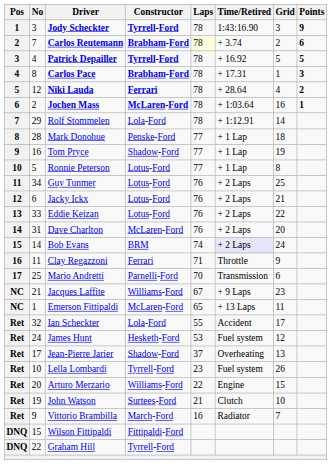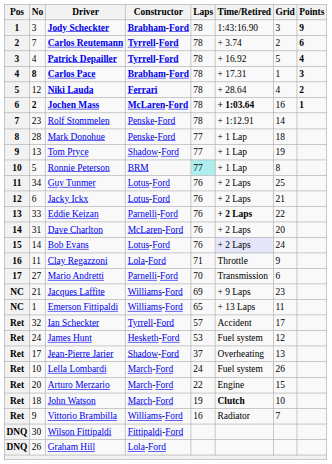(153, 27) Tyrrell-Ford -> (158, 27) Brabham-Ford
(158, 43) Brabham-Ford -> (153, 43) Tyrrell-Ford
(198, 43) lightyellow background -> (198, 43) no background
(302, 59) 5 -> (302, 59) 4
(34, 74) normal -> (34, 74) bold
(34, 105) normal -> (34, 105) bold
(236, 105) normal -> (236, 105) bold
(37, 121) 29 -> (37, 121) 23
(147, 121) Lola-Ford -> (151, 121) Penske-Ford
(37, 152) 16 -> (37, 152) 13
(149, 167) Lotus-Ford -> (138, 167) BRM
(198, 167) no background -> (198, 167) paleturquoise background
(149, 214) Lotus-Ford -> (153, 214) Parnelli-Ford
(234, 214) normal -> (235, 214) bold
(138, 245) BRM -> (149, 245) Lotus-Ford
(198, 245) 74 -> (198, 245) 76
(140, 261) Ferrari -> (147, 261) Lola-Ford
(37, 276) 25 -> (37, 276) 27
(198, 292) 67 -> (198, 292) 69
(155, 307) McLaren-Ford -> (155, 307) Williams-Ford
(147, 323) Lola-Ford -> (151, 323) Tyrrell-Ford
(198, 323) 55 -> (198, 323) 57
(151, 369) Tyrrell-Ford -> (150, 369) March-Ford
(198, 369) 23 -> (198, 369) 24
(155, 385) Williams-Ford -> (150, 385) March-Ford
(37, 400) 19 -> (37, 400) 18
(152, 400) Surtees-Ford -> (150, 400) March-Ford
(198, 400) 21 -> (198, 400) 19
(230, 400) normal -> (231, 400) bold
(150, 416) March-Ford -> (155, 416) Williams-Ford
(37, 432) 15 -> (37, 432) 30
(37, 447) 22 -> (37, 447) 26
(151, 447) Tyrrell-Ford -> (147, 447) Lola-Ford
